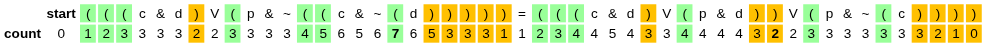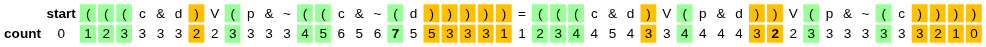(414, 34) 6 -> (414, 34) 5
